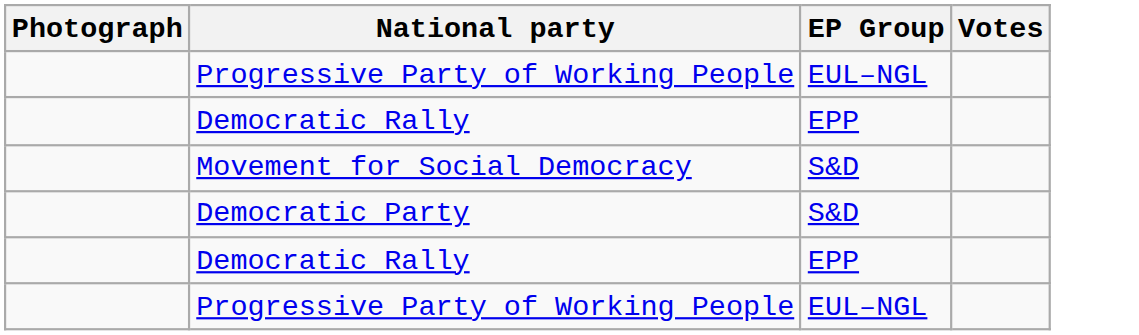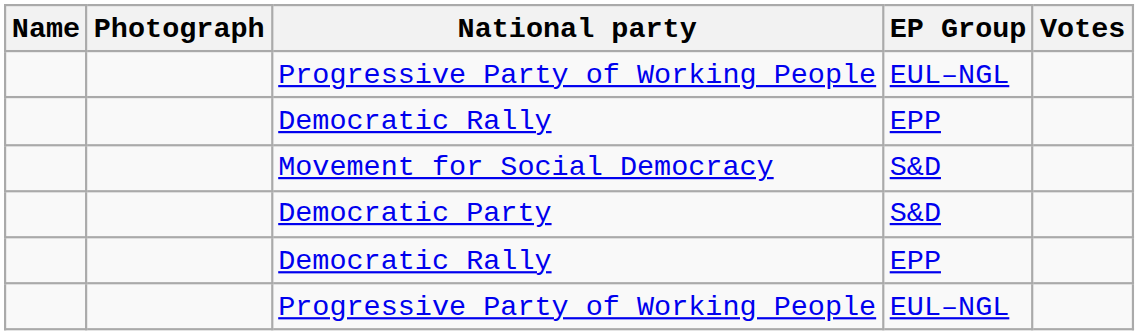+ column: (46, 28)
